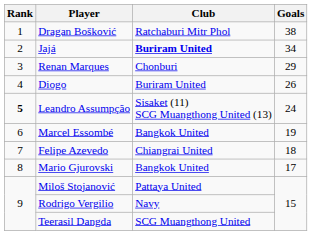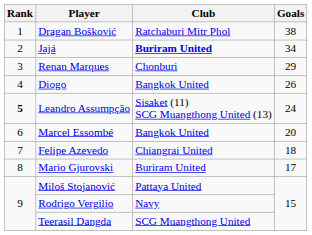(170, 84) Buriram United -> (172, 84) Bangkok United
(291, 132) 19 -> (291, 132) 20
(172, 168) Bangkok United -> (170, 168) Buriram United
